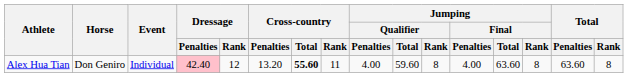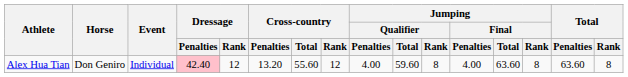(306, 64) bold -> (306, 64) normal
(335, 64) 11 -> (335, 64) 12
